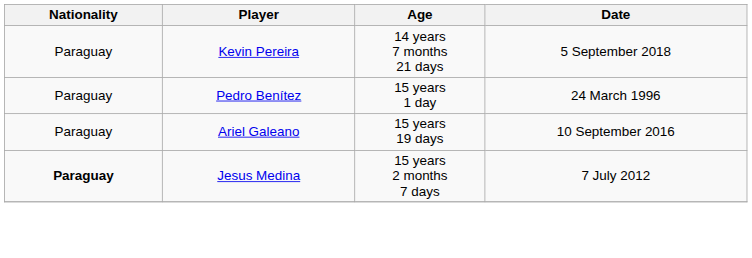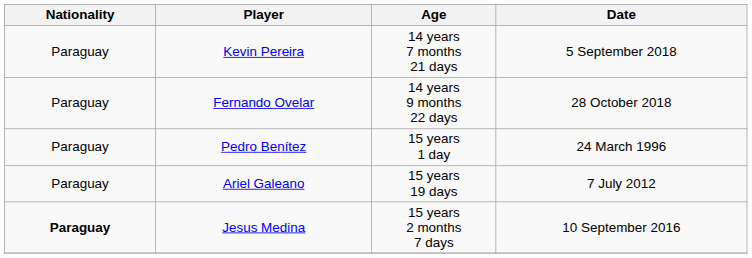+ row: (264, 103)
(616, 132) 10 September 2016 -> (621, 183) 7 July 2012
(616, 176) 7 July 2012 -> (621, 227) 10 September 2016
